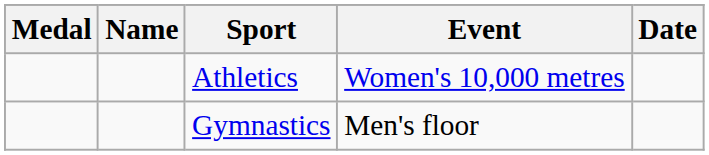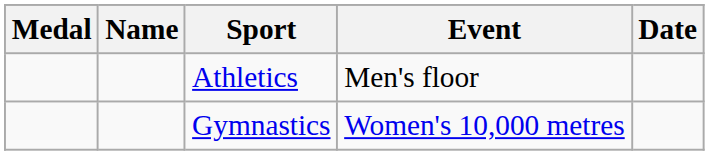(484, 77) Women's 10,000 metres -> (412, 77) Men's floor
(412, 125) Men's floor -> (484, 125) Women's 10,000 metres
